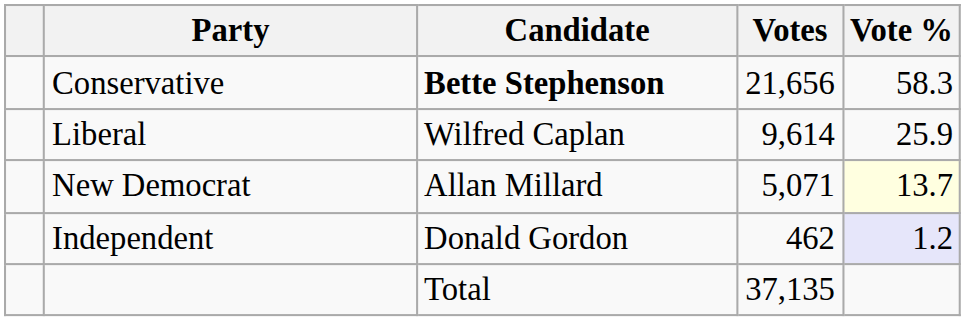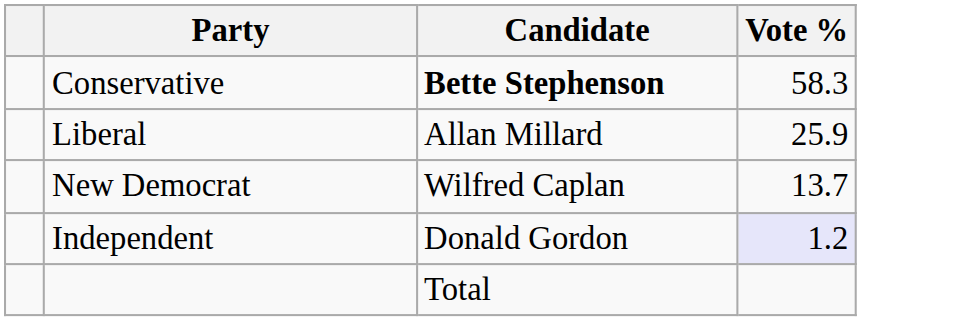- column: (790, 30)
(525, 133) Wilfred Caplan -> (513, 133) Allan Millard
(513, 185) Allan Millard -> (525, 185) Wilfred Caplan
(924, 185) lightyellow background -> (820, 185) no background
